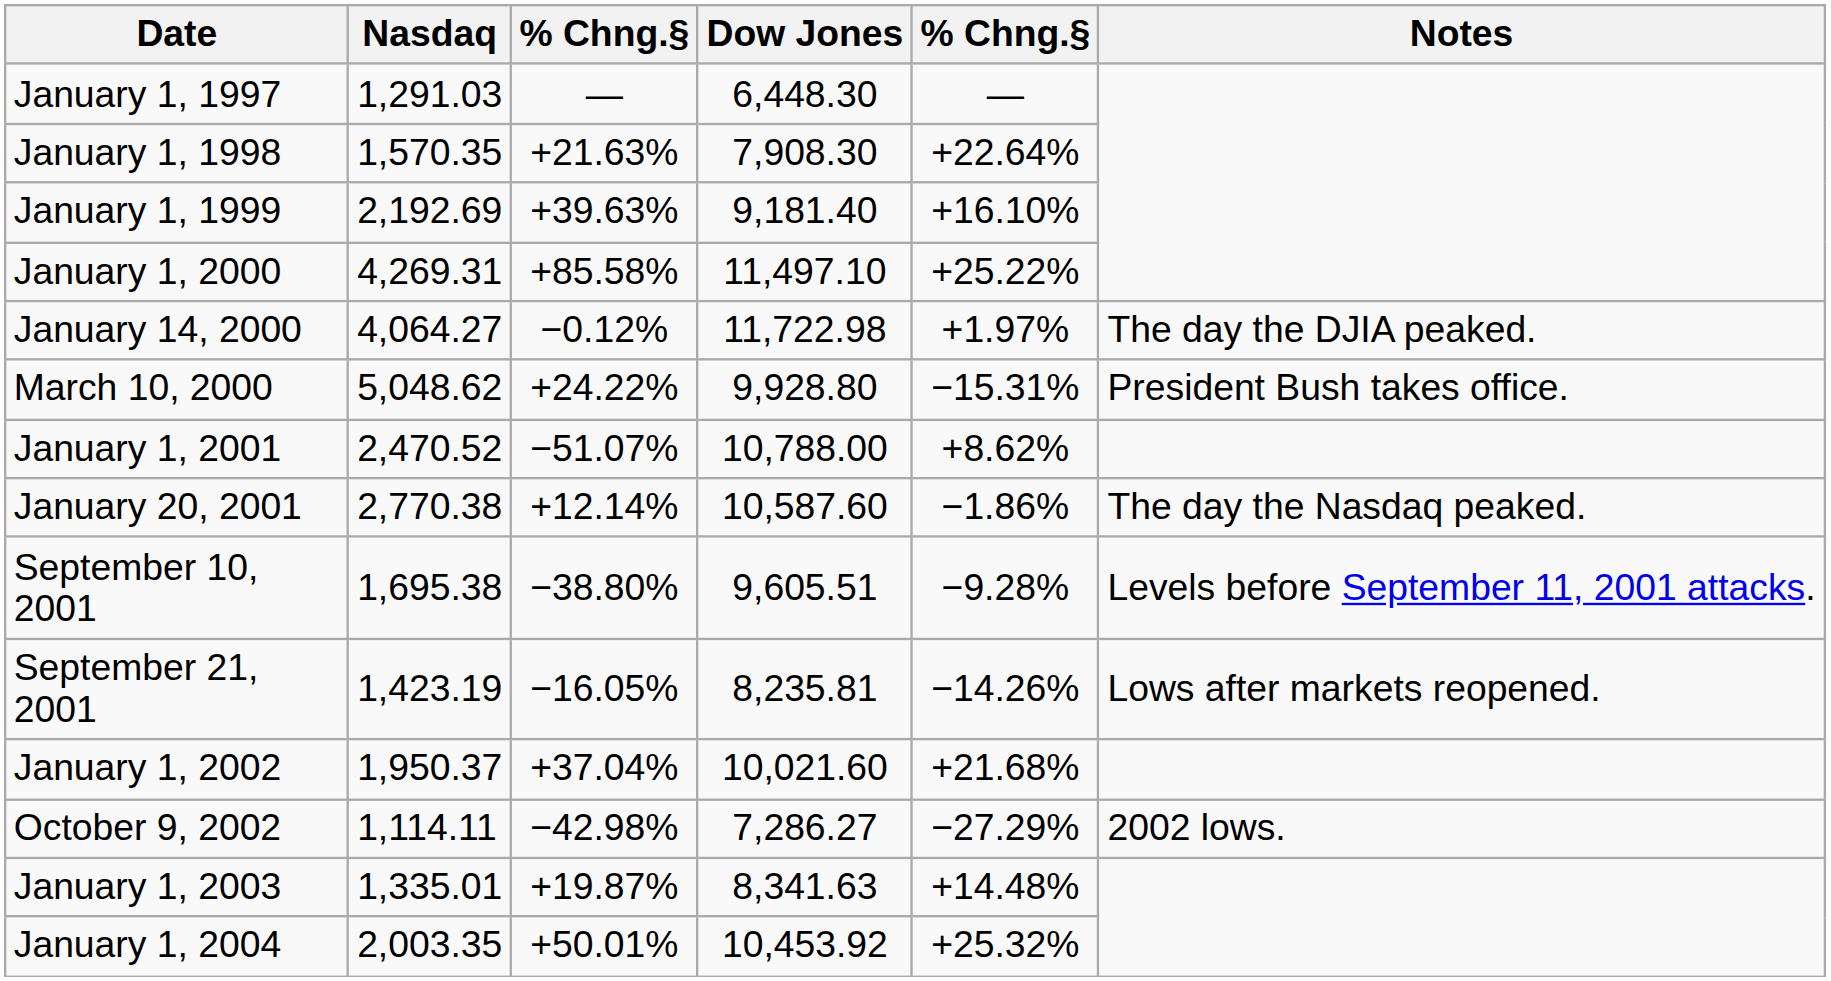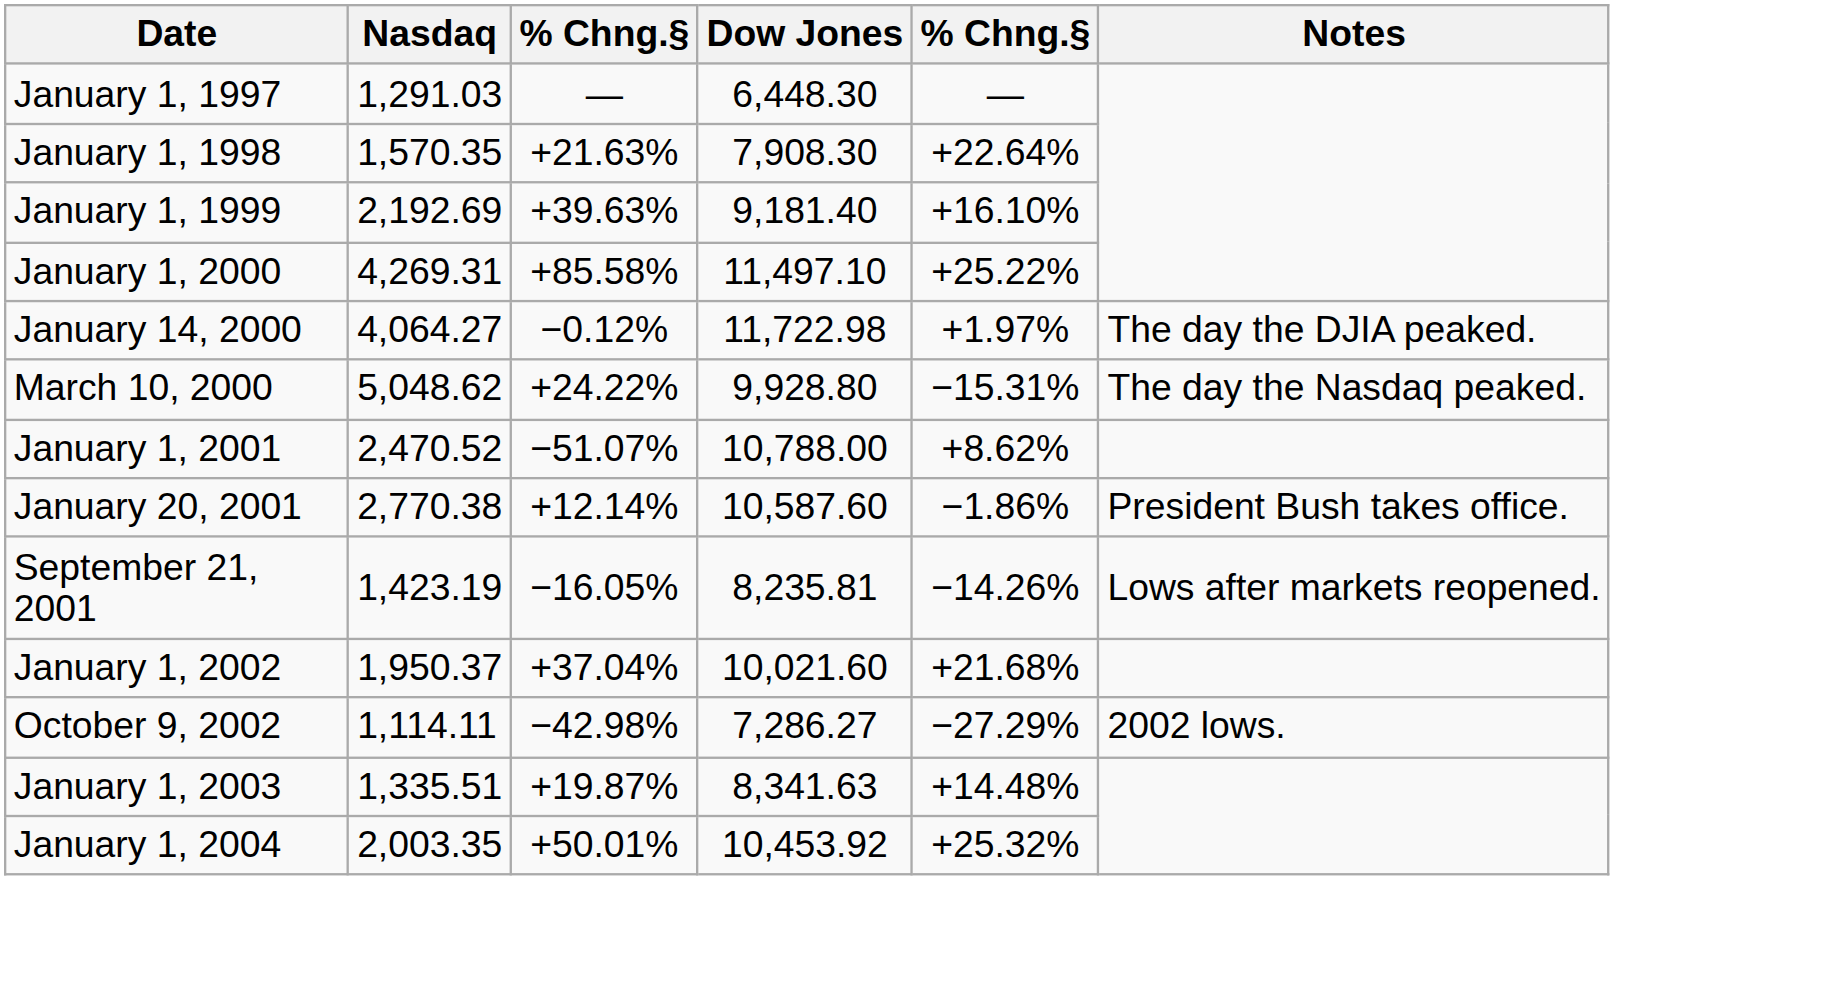(1338, 388) President Bush takes office. -> (1347, 388) The day the Nasdaq peaked.
(1347, 507) The day the Nasdaq peaked. -> (1338, 507) President Bush takes office.
- row: (136, 587)
(430, 886) 1,335.01 -> (430, 785) 1,335.51
